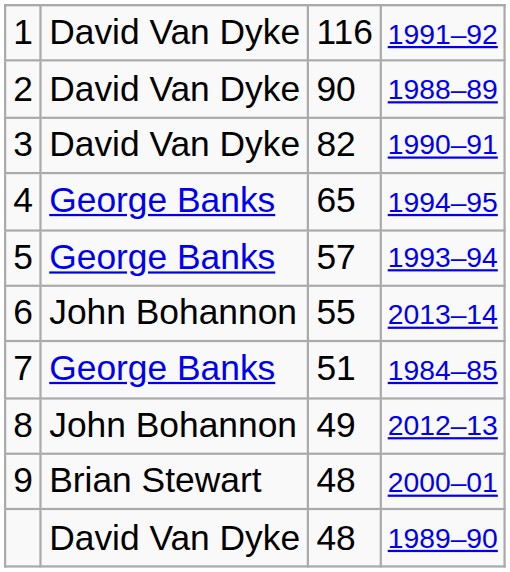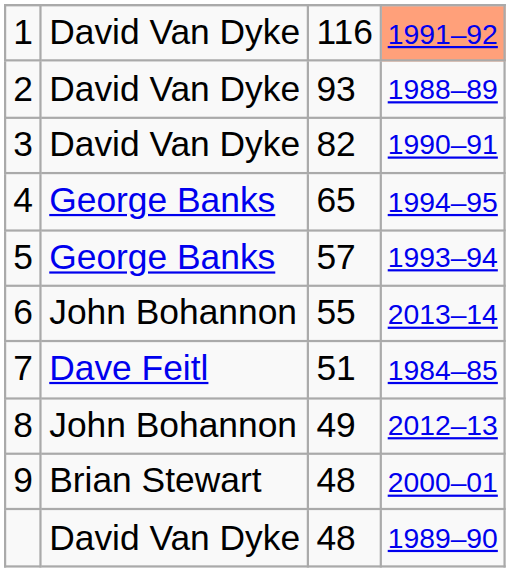(443, 33) no background -> (443, 33) lightsalmon background
(336, 88) 90 -> (336, 88) 93
(162, 369) George Banks -> (129, 369) Dave Feitl
